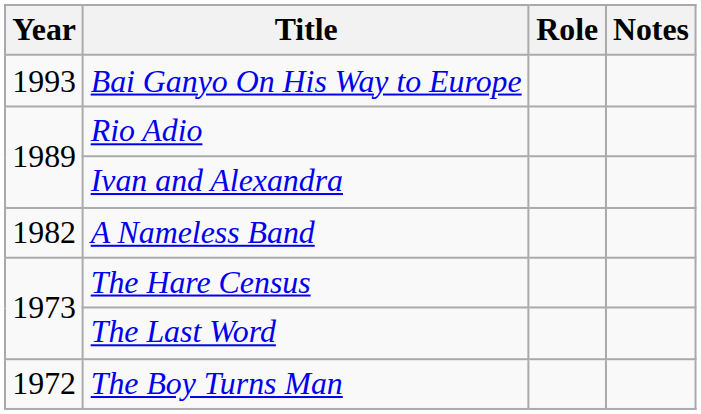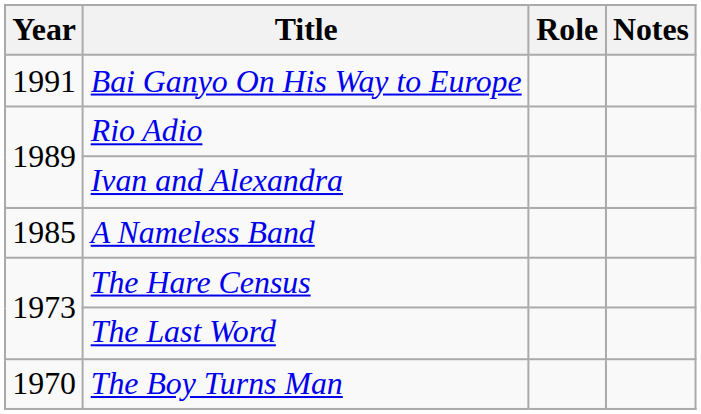(44, 80) 1993 -> (44, 80) 1991
(44, 231) 1982 -> (44, 231) 1985
(44, 383) 1972 -> (44, 383) 1970
